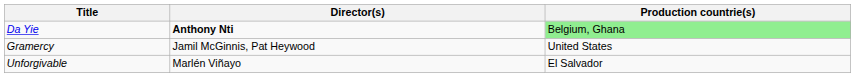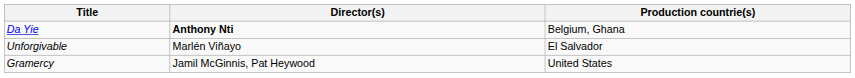(586, 30) lightgreen background -> (586, 30) no background
rows swapped: (30, 47) <-> (37, 64)
